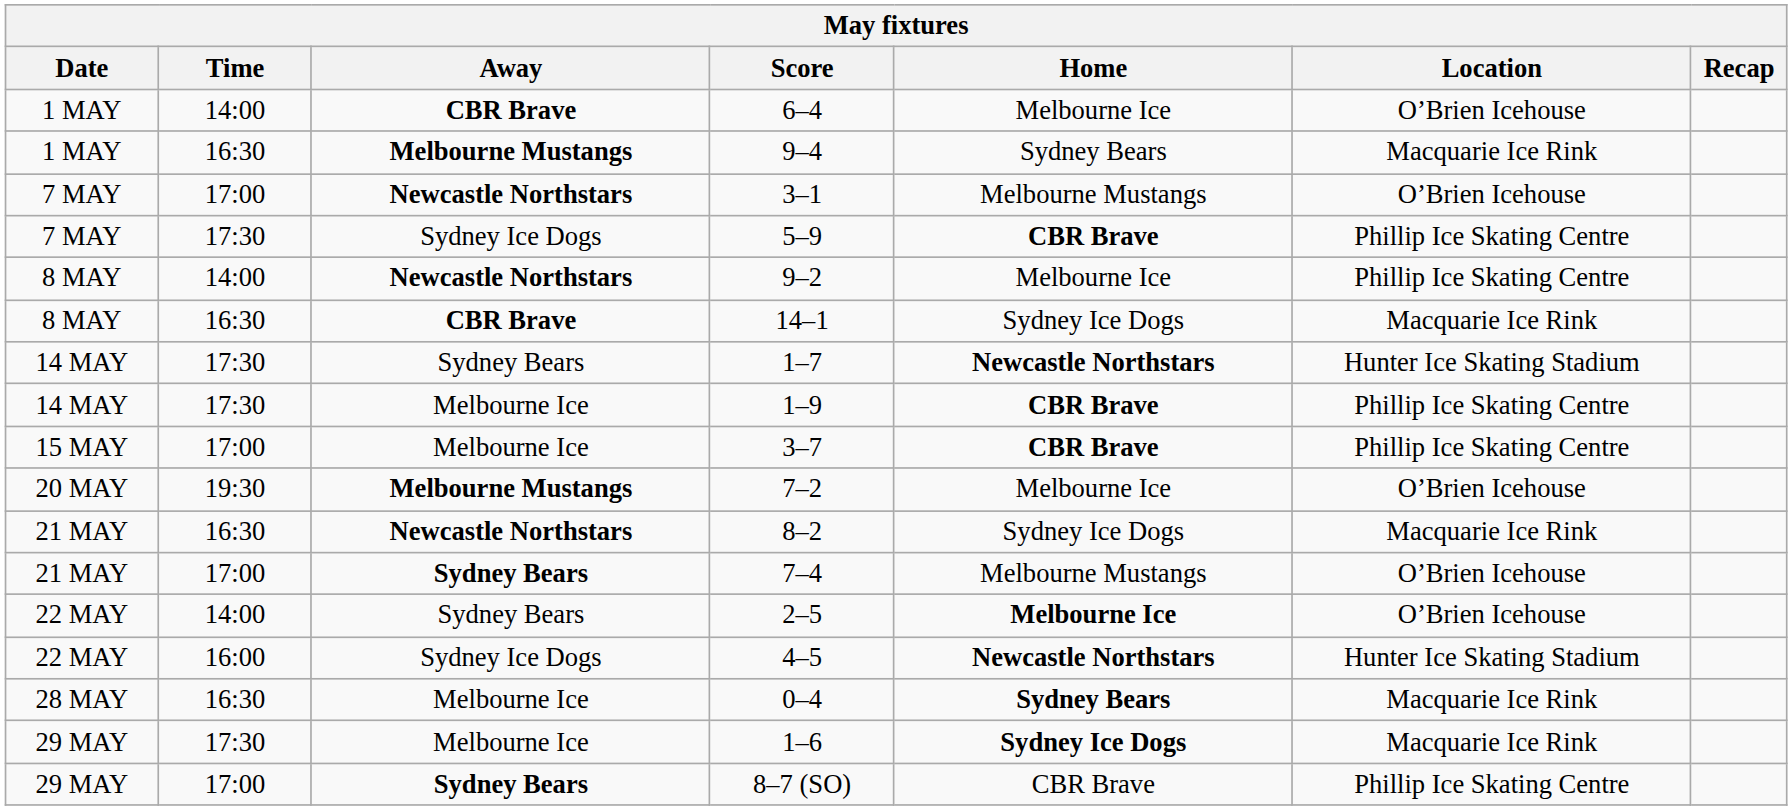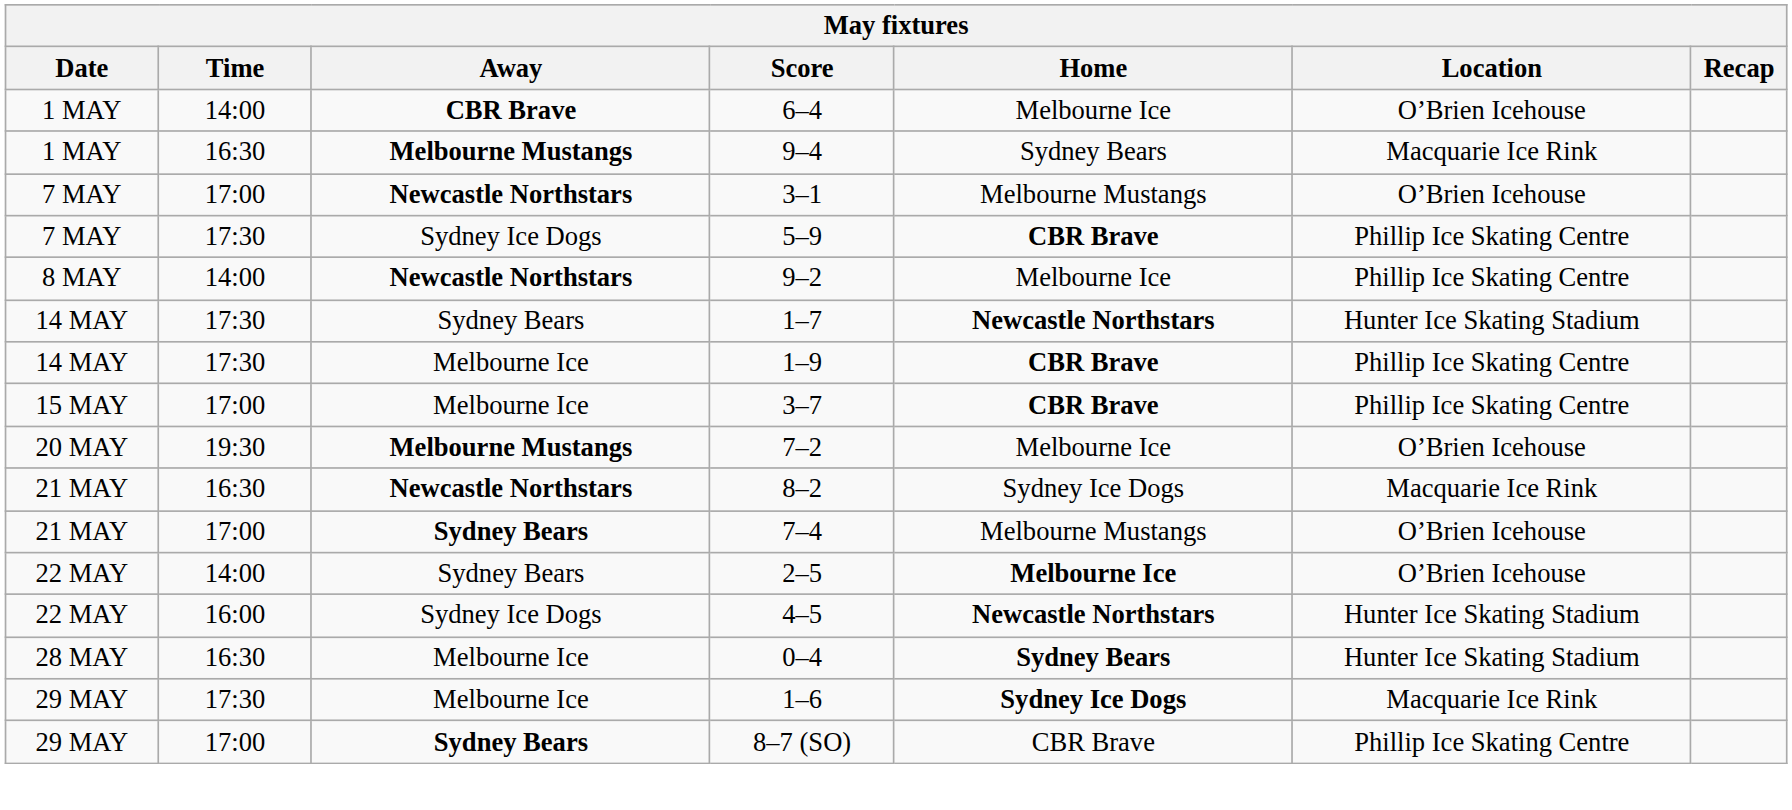- row: (802, 320)
(1492, 699) Macquarie Ice Rink -> (1492, 657) Hunter Ice Skating Stadium
